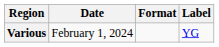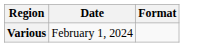- column: (196, 13)
